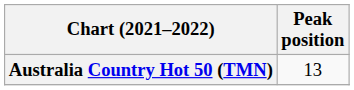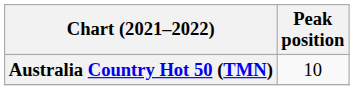(313, 69) 13 -> (313, 69) 10
